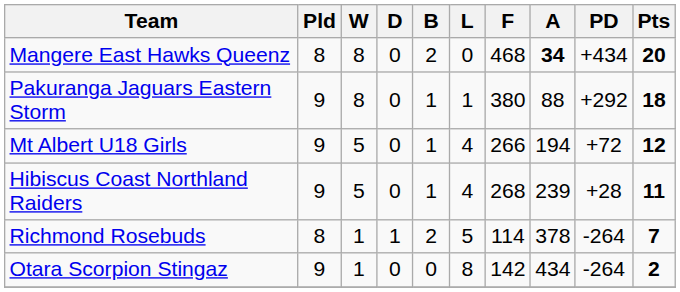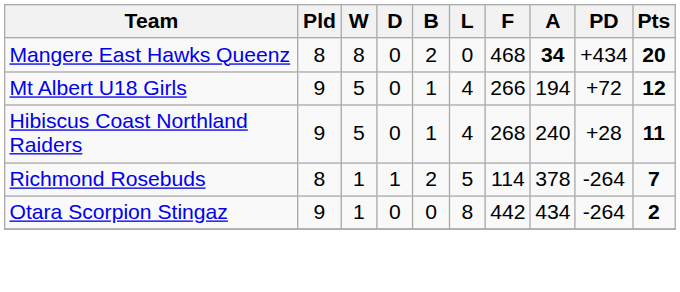- row: (140, 100)
(553, 190) 239 -> (553, 133) 240
(508, 269) 142 -> (508, 212) 442
